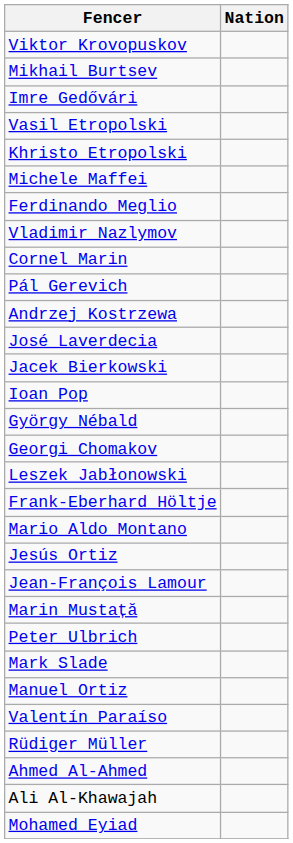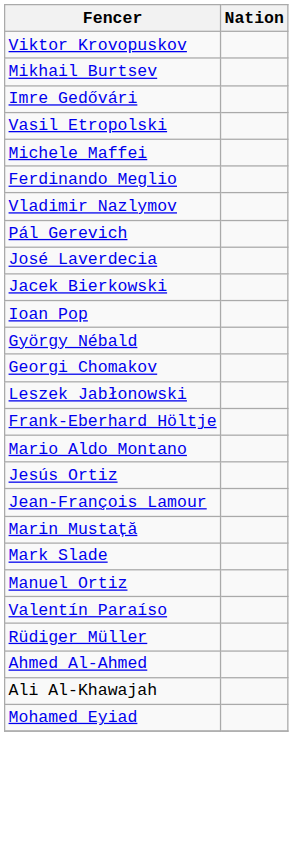- row: (98, 153)
- row: (68, 260)
- row: (93, 314)
- row: (73, 637)
